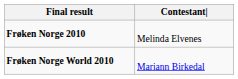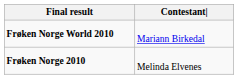rows swapped: (46, 34) <-> (60, 61)
